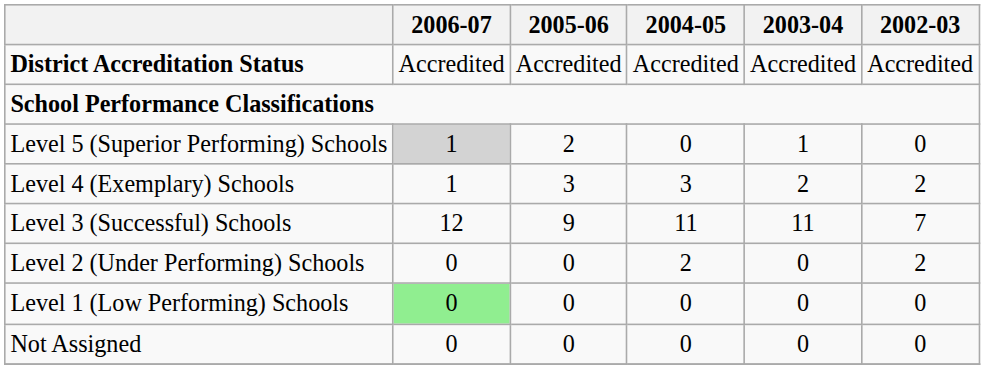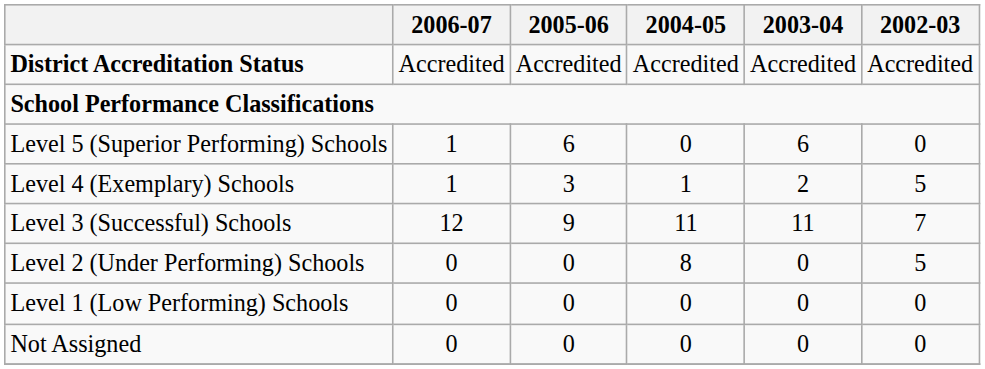(452, 144) lightgrey background -> (452, 144) no background
(569, 144) 2 -> (569, 144) 6
(803, 144) 1 -> (803, 144) 6
(686, 184) 3 -> (686, 184) 1
(920, 184) 2 -> (920, 184) 5
(686, 263) 2 -> (686, 263) 8
(920, 263) 2 -> (920, 263) 5
(452, 303) lightgreen background -> (452, 303) no background
